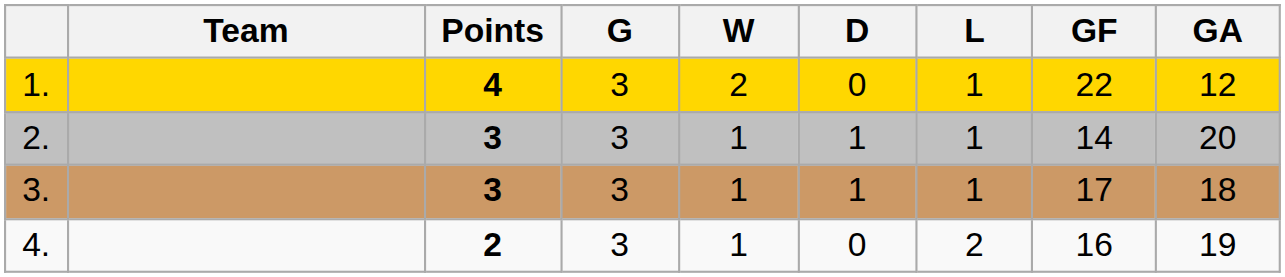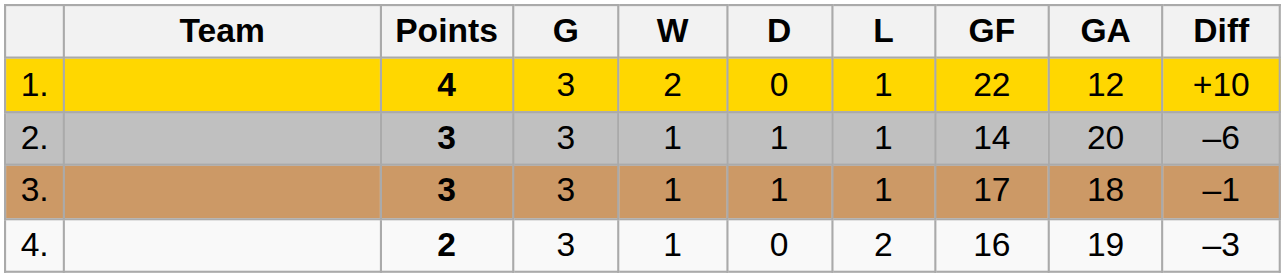+ column: (1221, 31)
